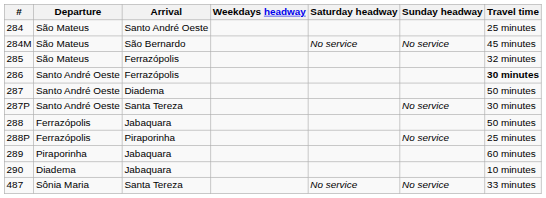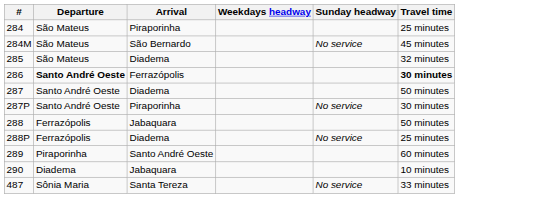- column: (354, 12)
(166, 28) Santo André Oeste -> (155, 28) Piraporinha
(152, 59) Ferrazópolis -> (149, 59) Diadema
(78, 75) normal -> (80, 75) bold
(154, 106) Santa Tereza -> (155, 106) Piraporinha
(150, 138) Piraporinha -> (149, 138) Diadema
(148, 153) Jabaquara -> (171, 153) Santo André Oeste
